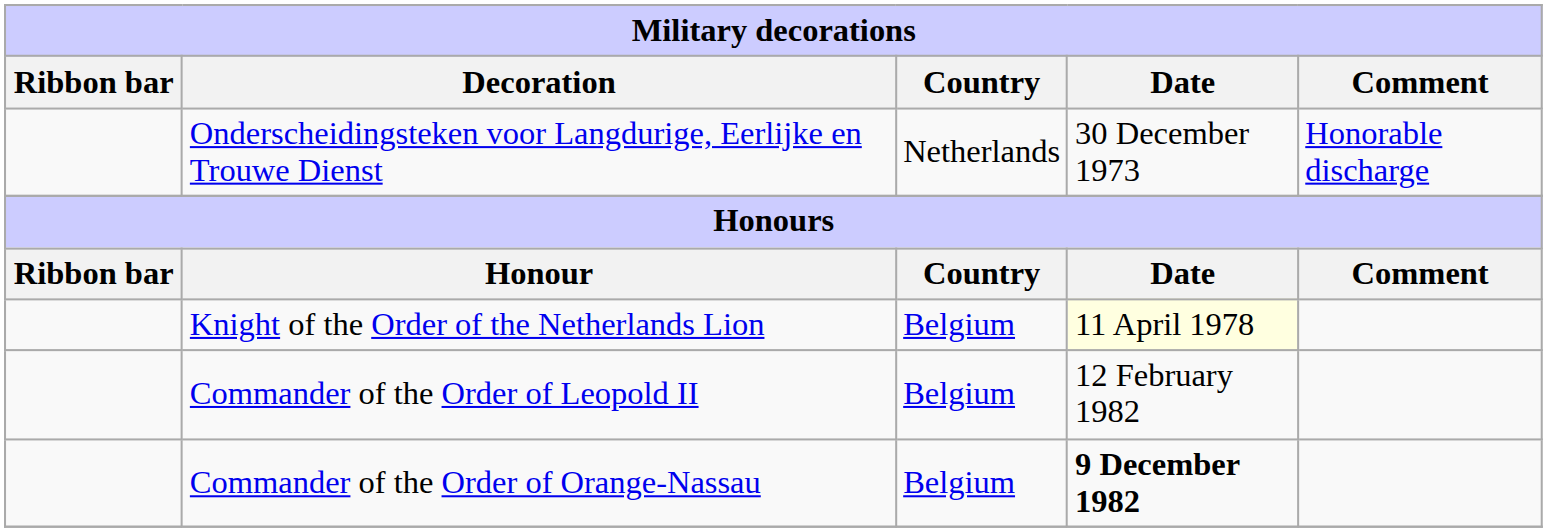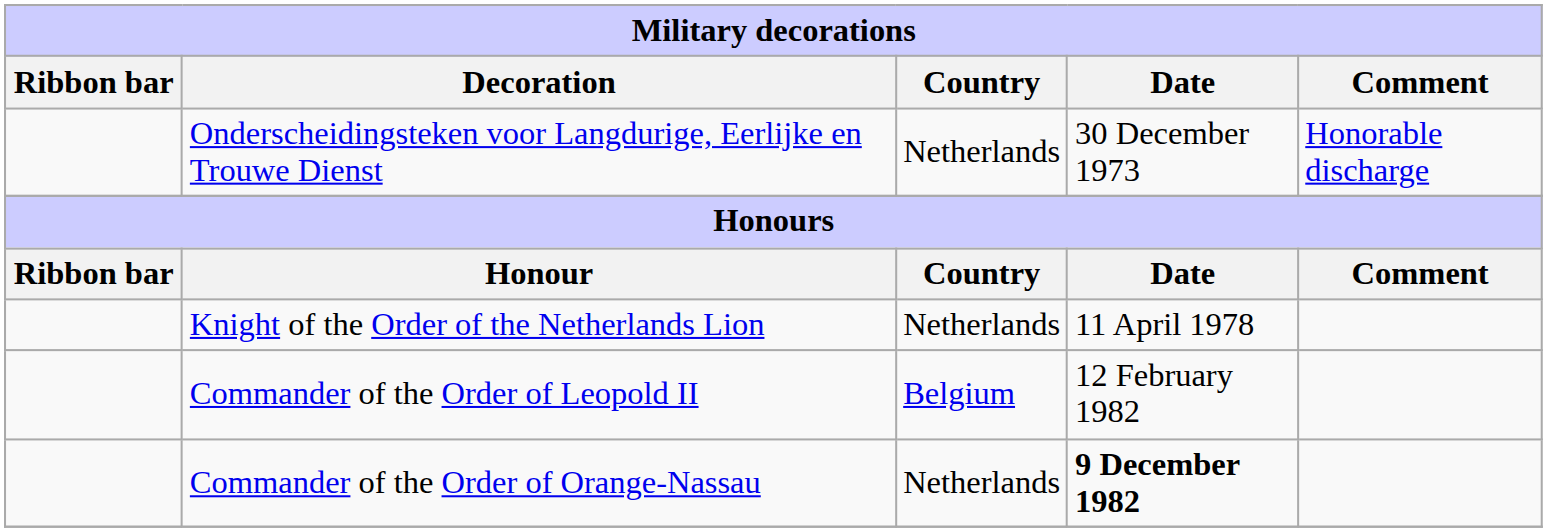(959, 324) Belgium -> (982, 324) Netherlands
(1165, 324) lightyellow background -> (1165, 324) no background
(959, 482) Belgium -> (982, 482) Netherlands
